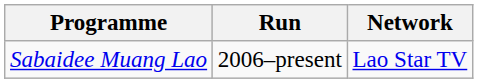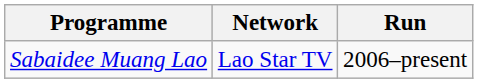columns swapped: (280, 22) <-> (410, 22)
